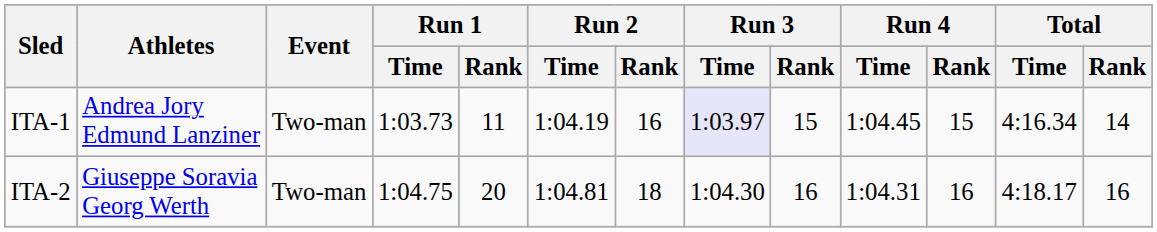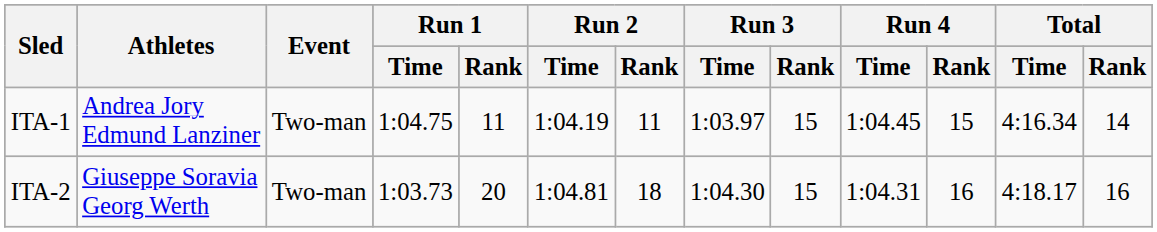(415, 121) 1:03.73 -> (415, 121) 1:04.75
(649, 121) 16 -> (649, 121) 11
(727, 121) lavender background -> (727, 121) no background
(415, 191) 1:04.75 -> (415, 191) 1:03.73
(805, 191) 16 -> (805, 191) 15
